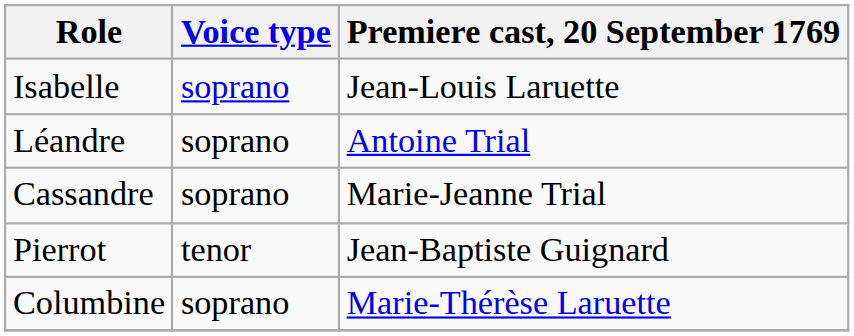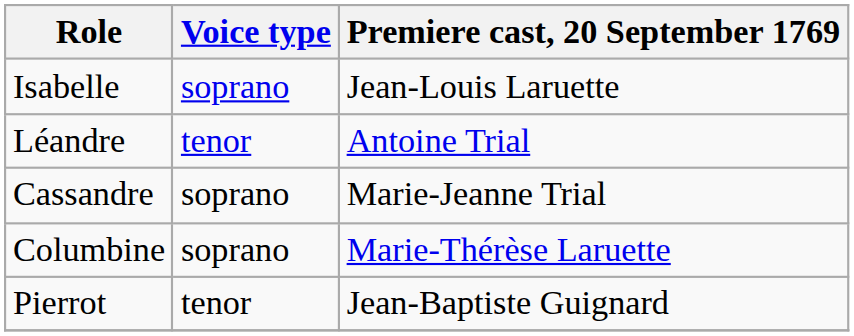(235, 140) soprano -> (216, 140) tenor
rows swapped: (60, 248) <-> (89, 303)
